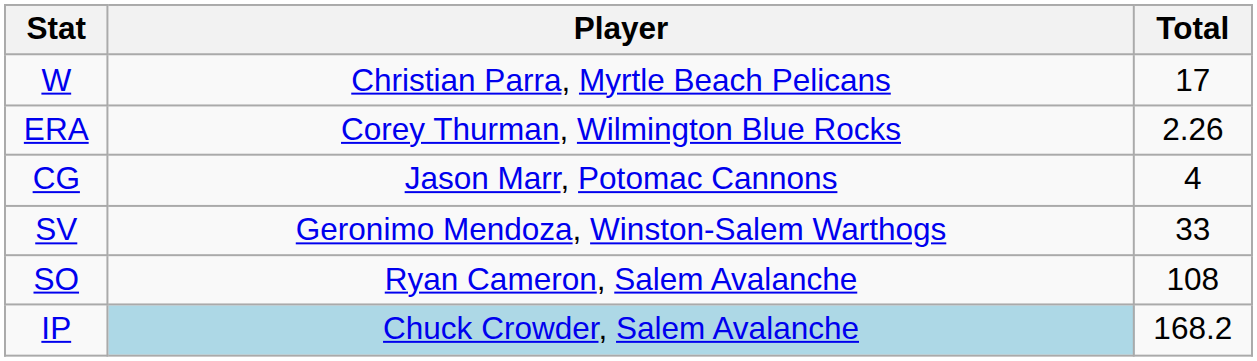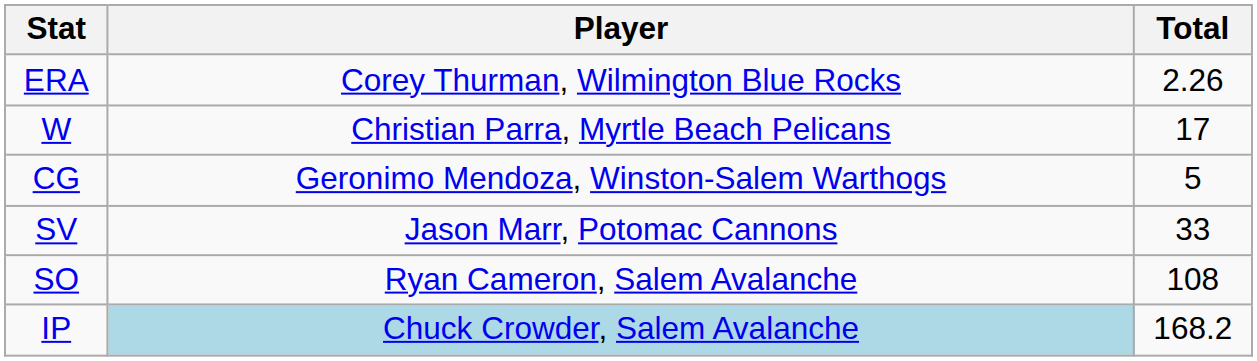rows swapped: (56, 79) <-> (56, 129)
(621, 179) Jason Marr, Potomac Cannons -> (621, 179) Geronimo Mendoza, Winston-Salem Warthogs
(1193, 179) 4 -> (1193, 179) 5
(621, 229) Geronimo Mendoza, Winston-Salem Warthogs -> (621, 229) Jason Marr, Potomac Cannons
